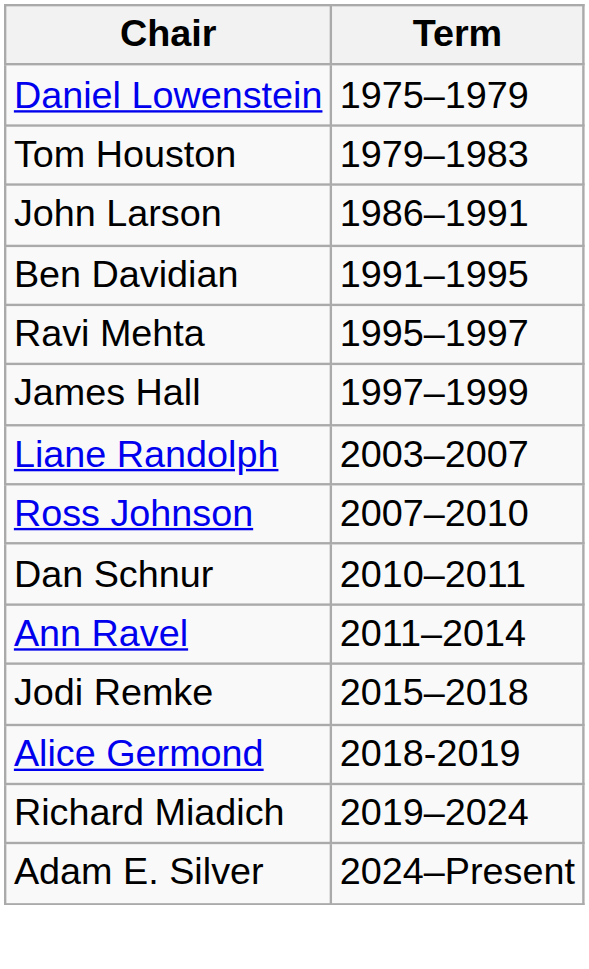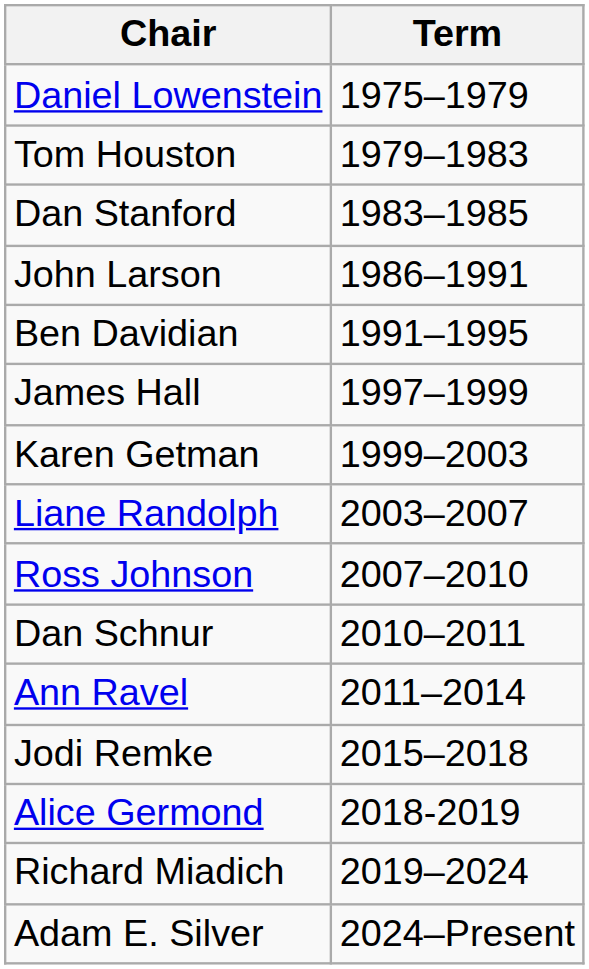+ row: (125, 214)
- row: (109, 333)
+ row: (137, 453)
